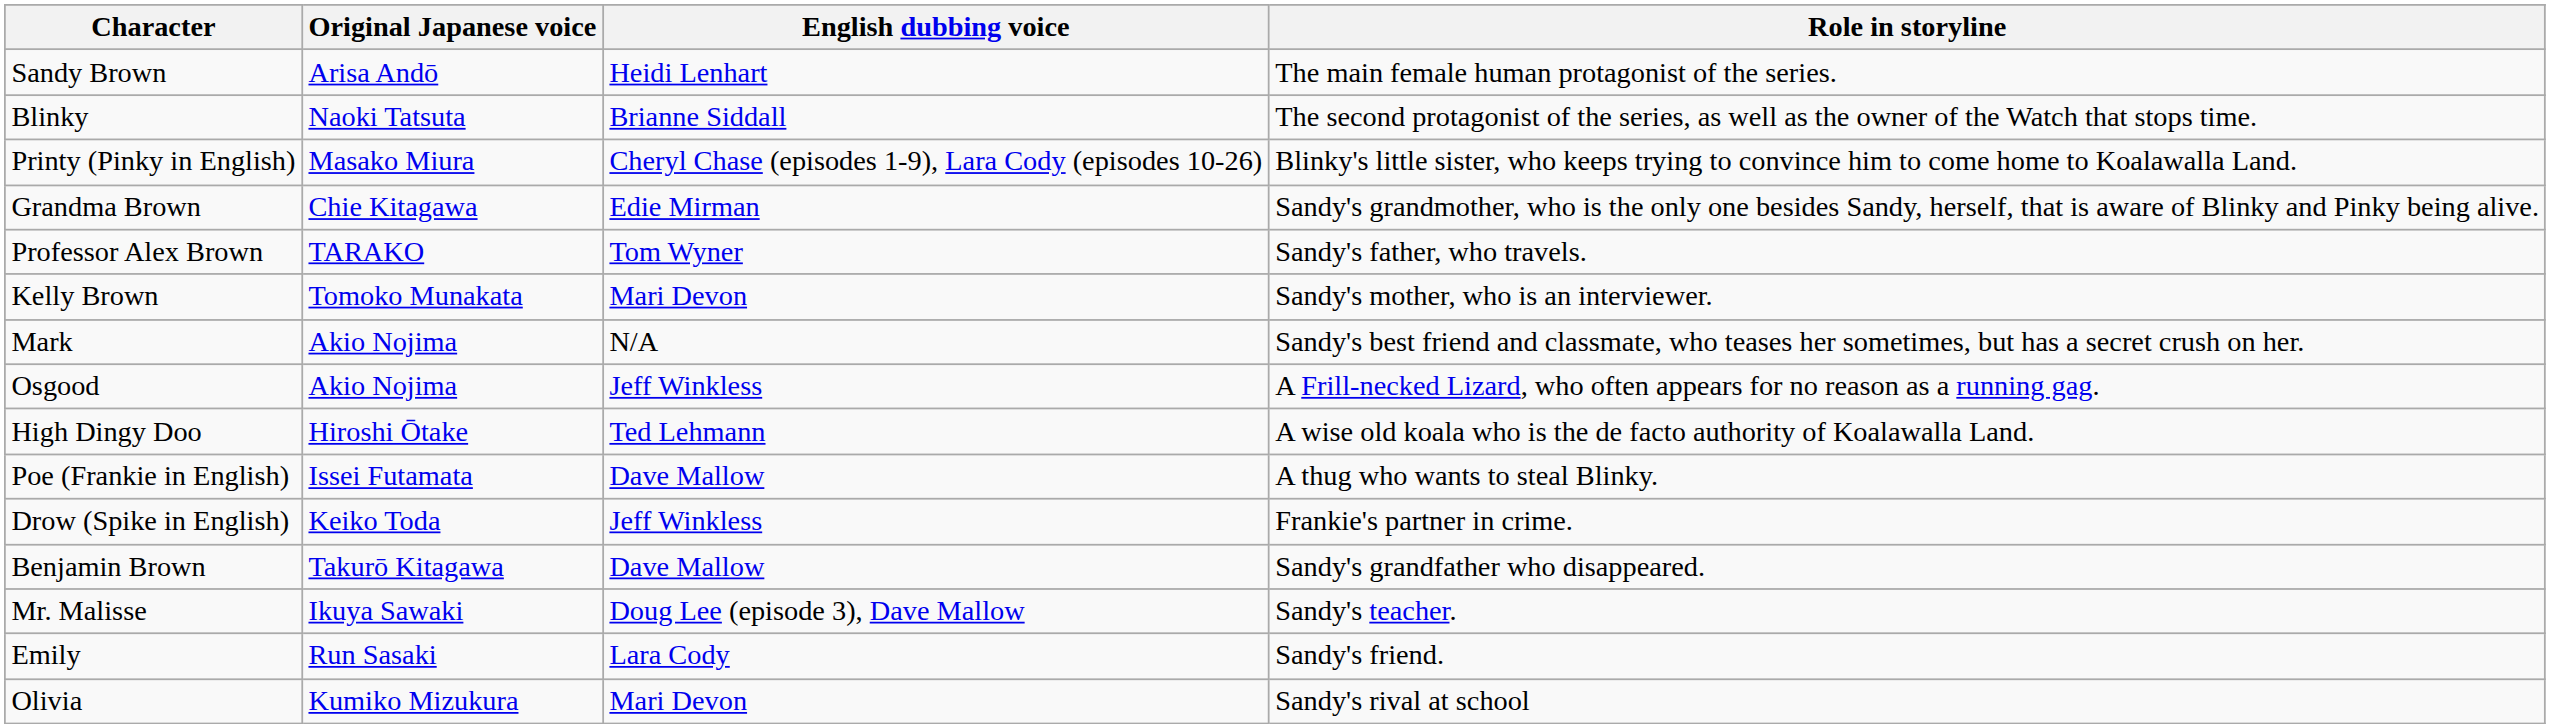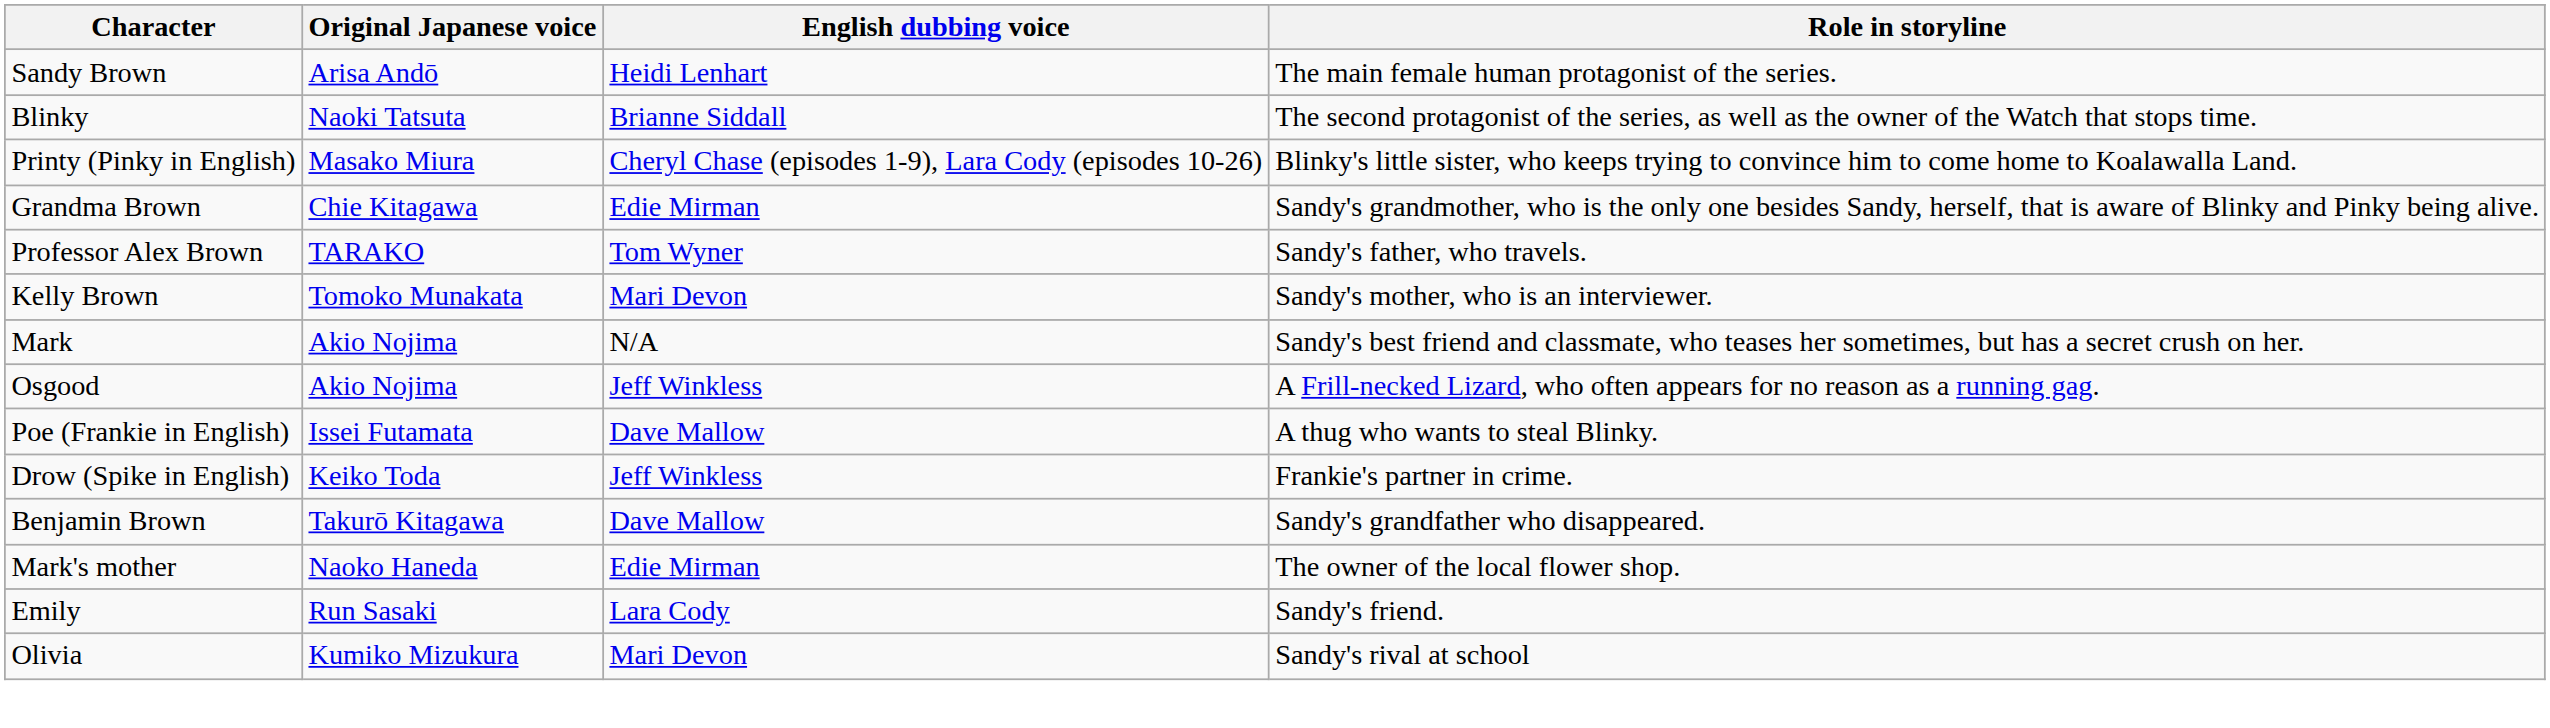- row: (107, 431)
+ row: (94, 565)
- row: (79, 610)
